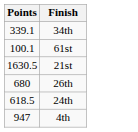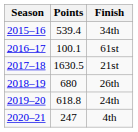+ column: (28, 13)
(22, 30) 339.1 -> (69, 30) 539.4
(22, 100) 618.5 -> (69, 100) 618.8
(22, 118) 947 -> (69, 118) 247
